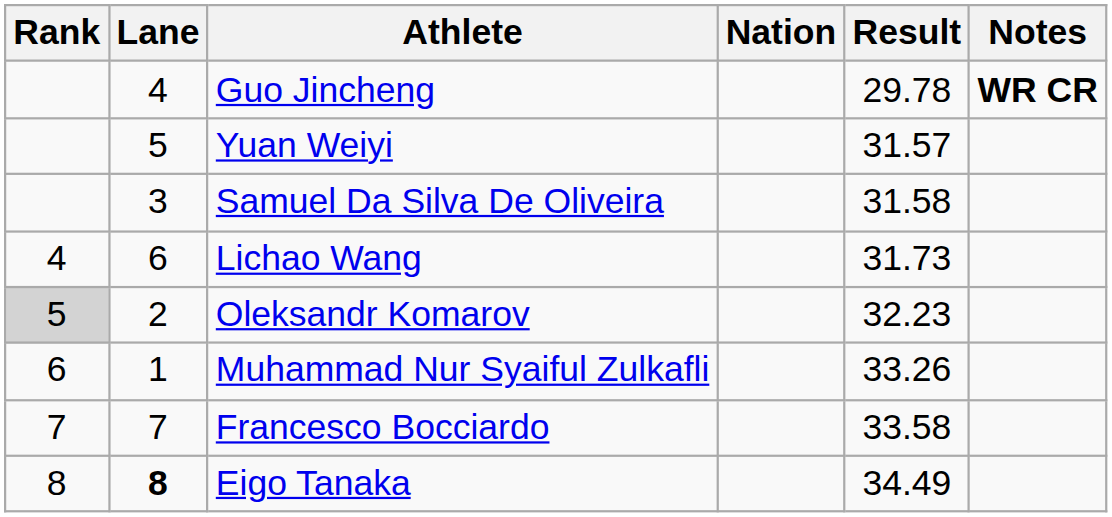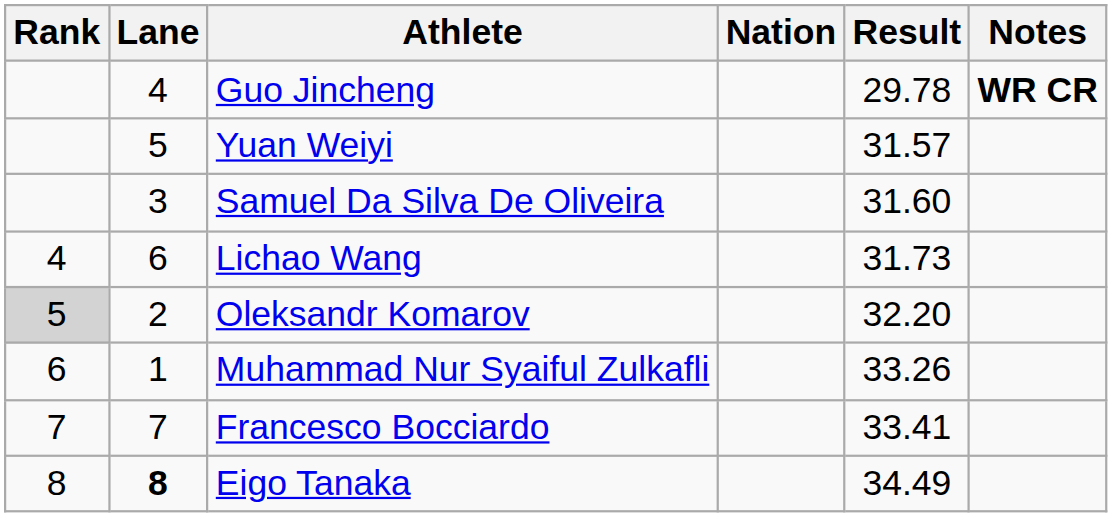(907, 201) 31.58 -> (907, 201) 31.60
(907, 314) 32.23 -> (907, 314) 32.20
(907, 426) 33.58 -> (907, 426) 33.41
